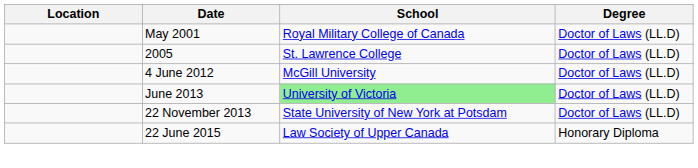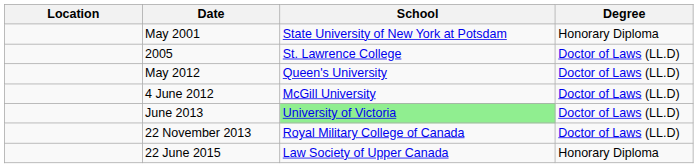(374, 34) Royal Military College of Canada -> (395, 34) State University of New York at Potsdam
(619, 34) Doctor of Laws (LL.D) -> (609, 34) Honorary Diploma
+ row: (172, 73)
(395, 113) State University of New York at Potsdam -> (374, 133) Royal Military College of Canada
